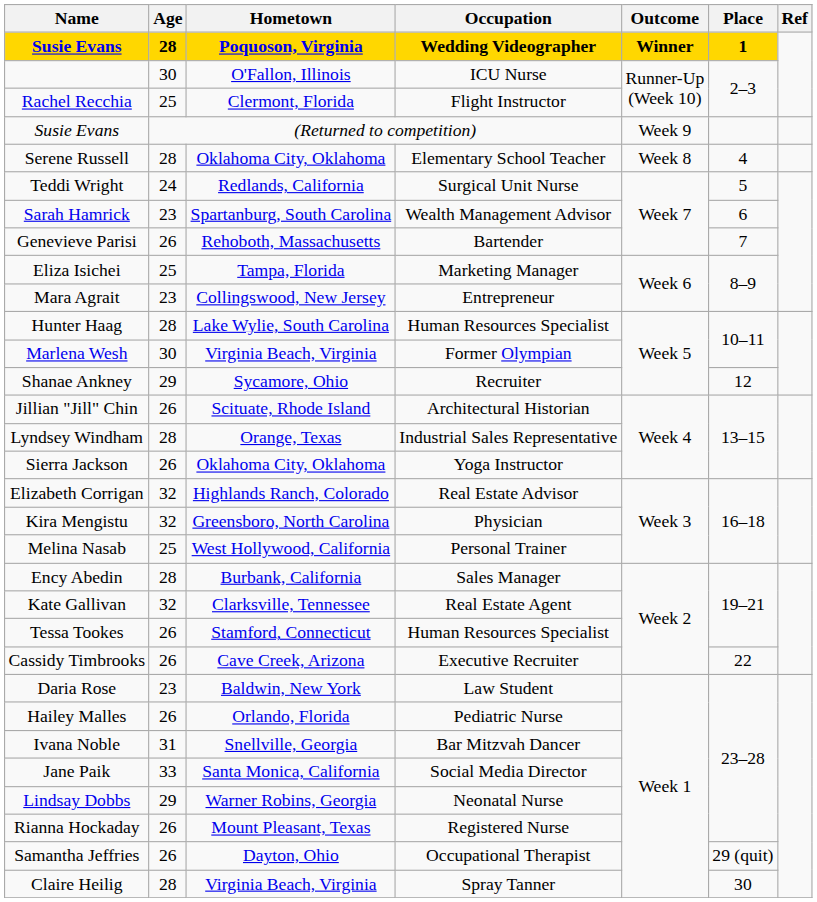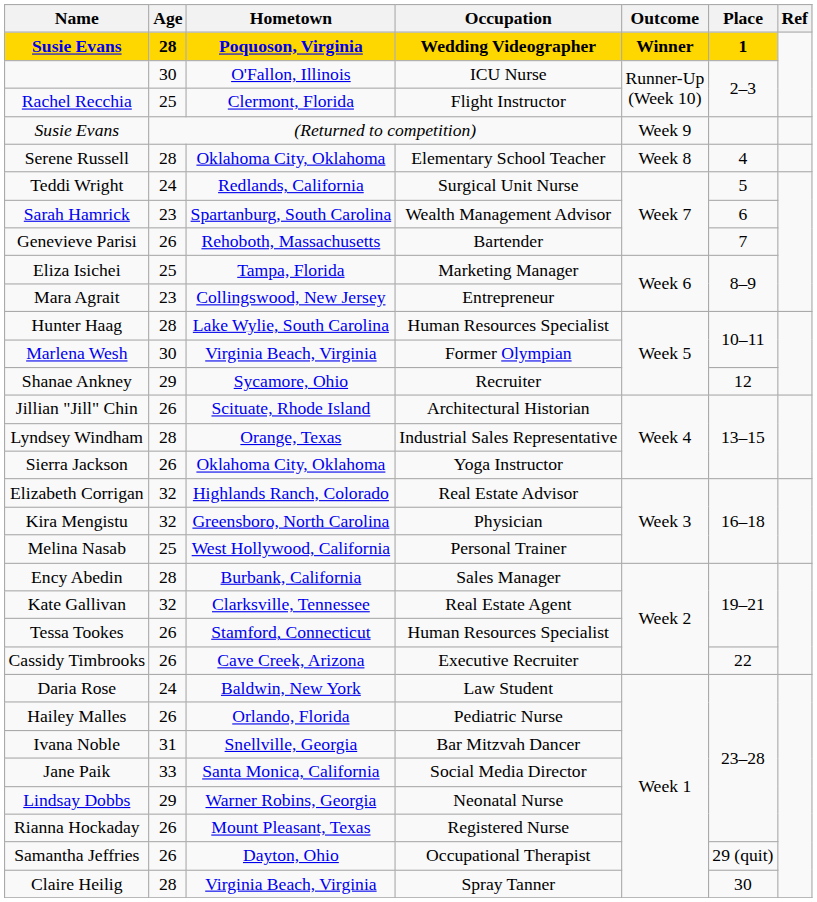(168, 688) 23 -> (168, 688) 24
